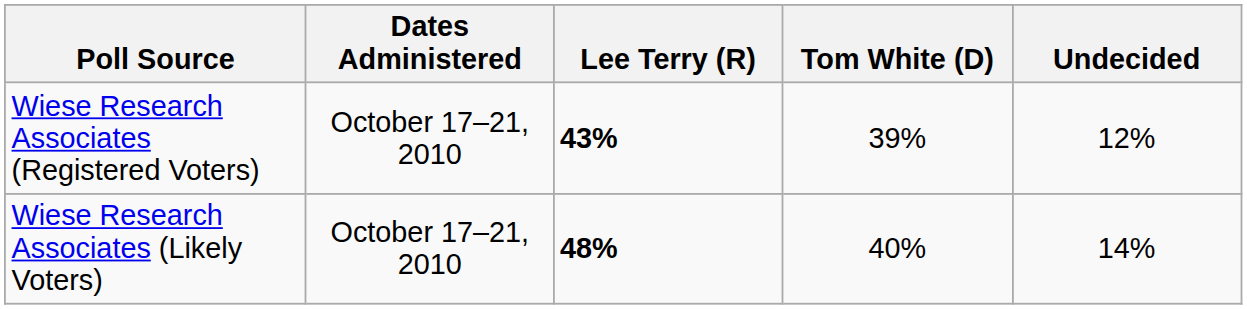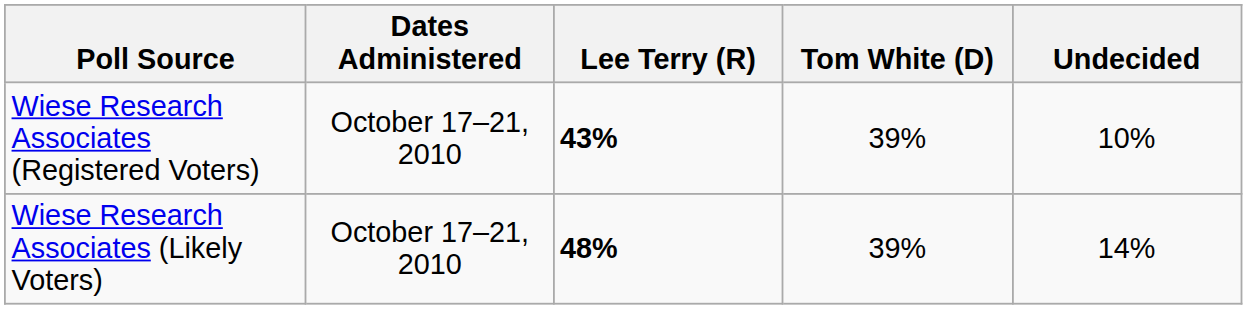(1127, 137) 12% -> (1127, 137) 10%
(897, 248) 40% -> (897, 248) 39%
